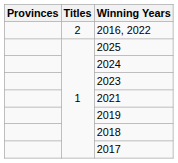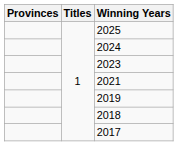- row: (124, 30)
